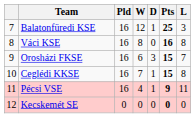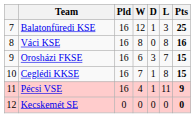columns swapped: (183, 12) <-> (168, 12)
